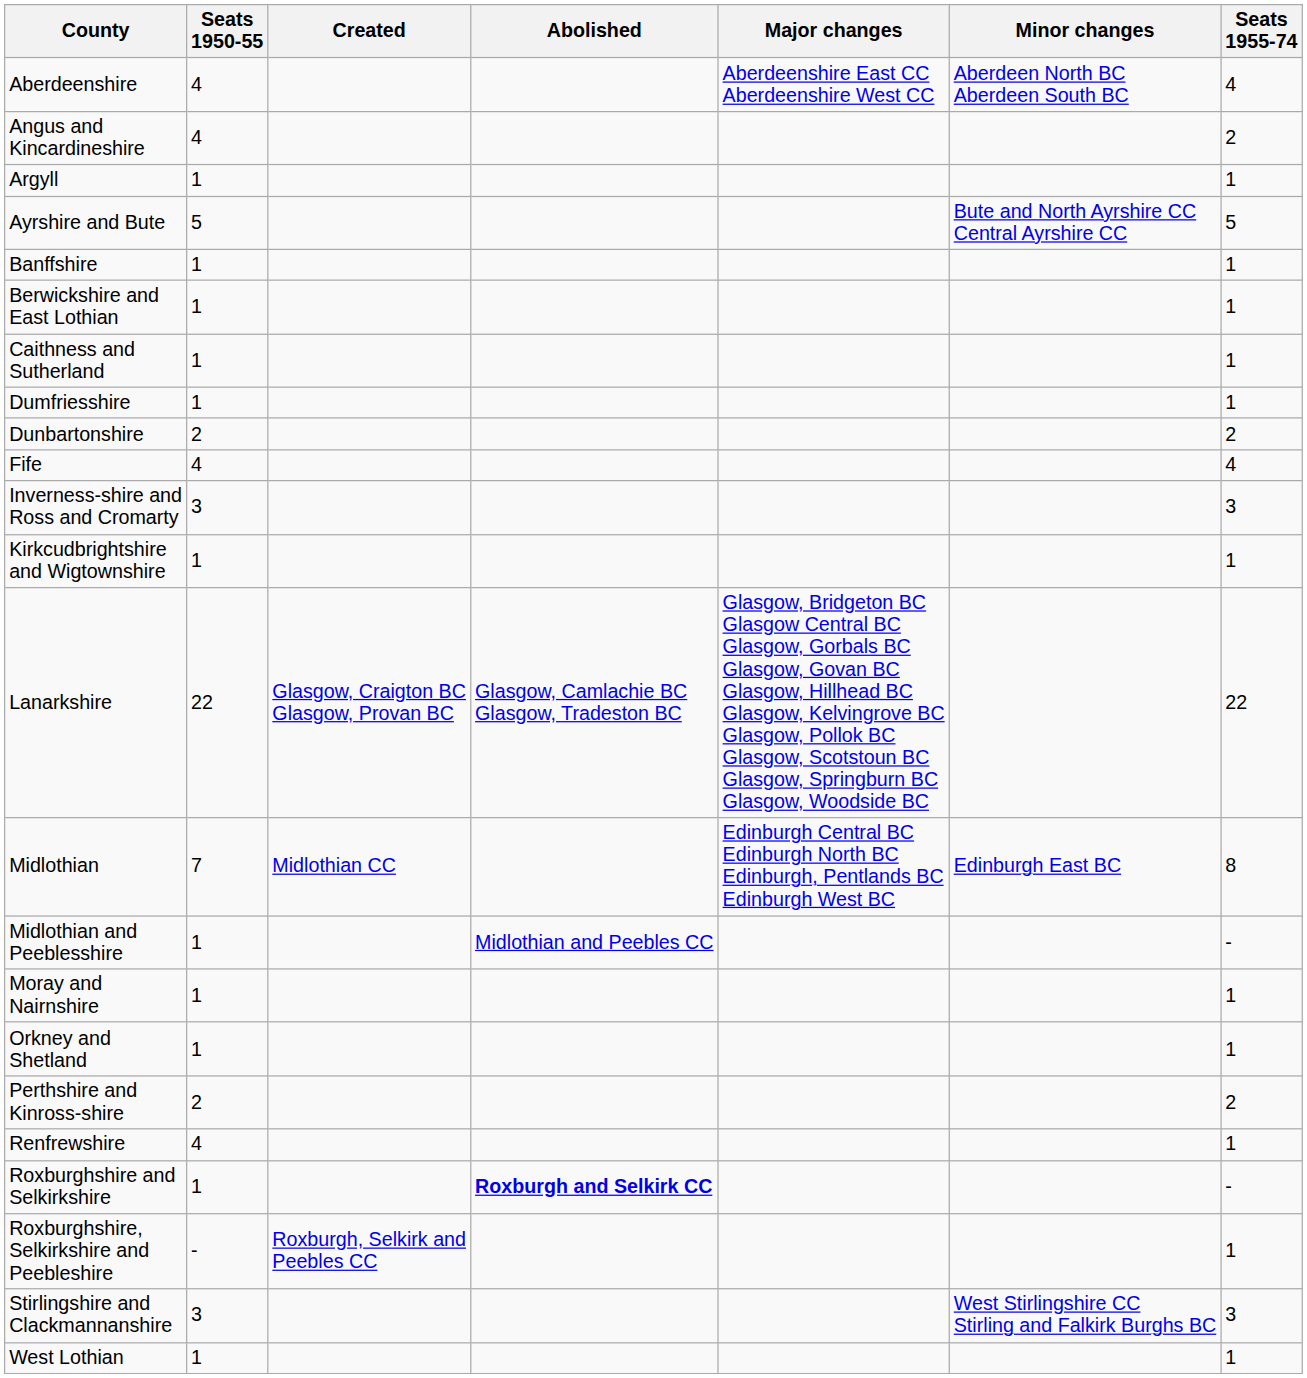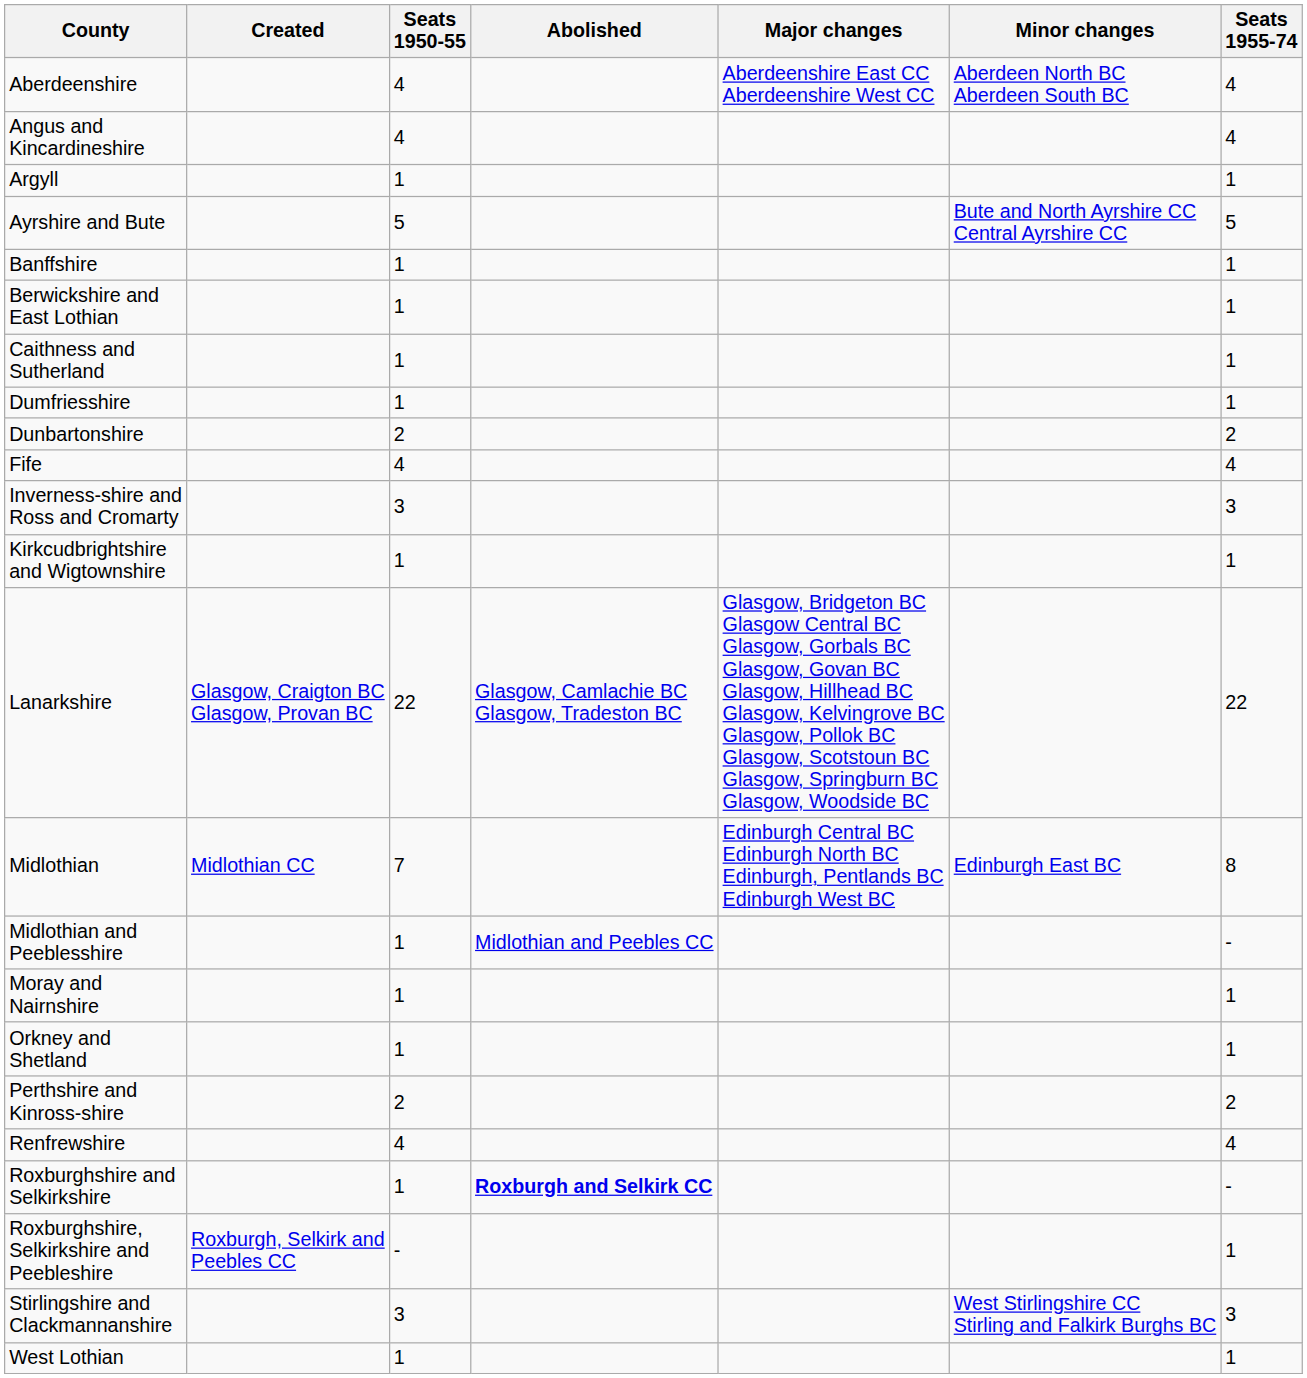columns swapped: (227, 31) <-> (369, 31)
(1231, 137) 2 -> (1231, 137) 4
(1231, 1144) 1 -> (1231, 1144) 4
